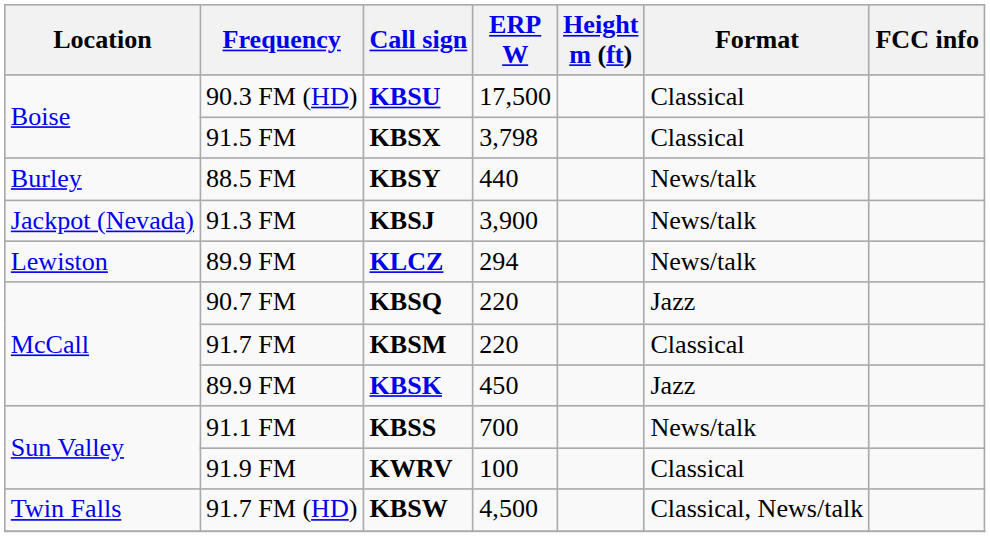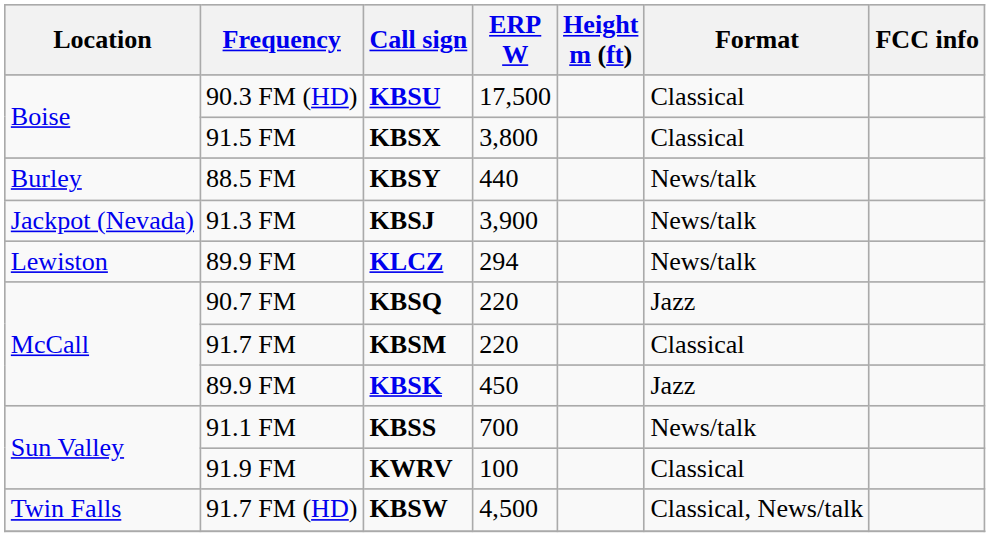(509, 137) 3,798 -> (509, 137) 3,800
